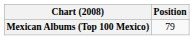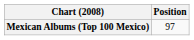(170, 27) 79 -> (170, 27) 97
